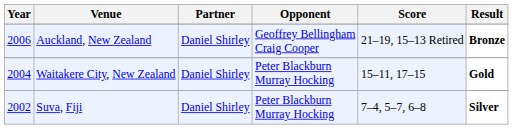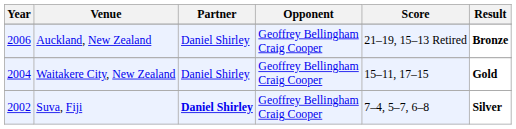(295, 74) Peter Blackburn Murray Hocking -> (309, 74) Geoffrey Bellingham Craig Cooper
(215, 107) normal -> (217, 107) bold
(295, 107) Peter Blackburn Murray Hocking -> (309, 107) Geoffrey Bellingham Craig Cooper
